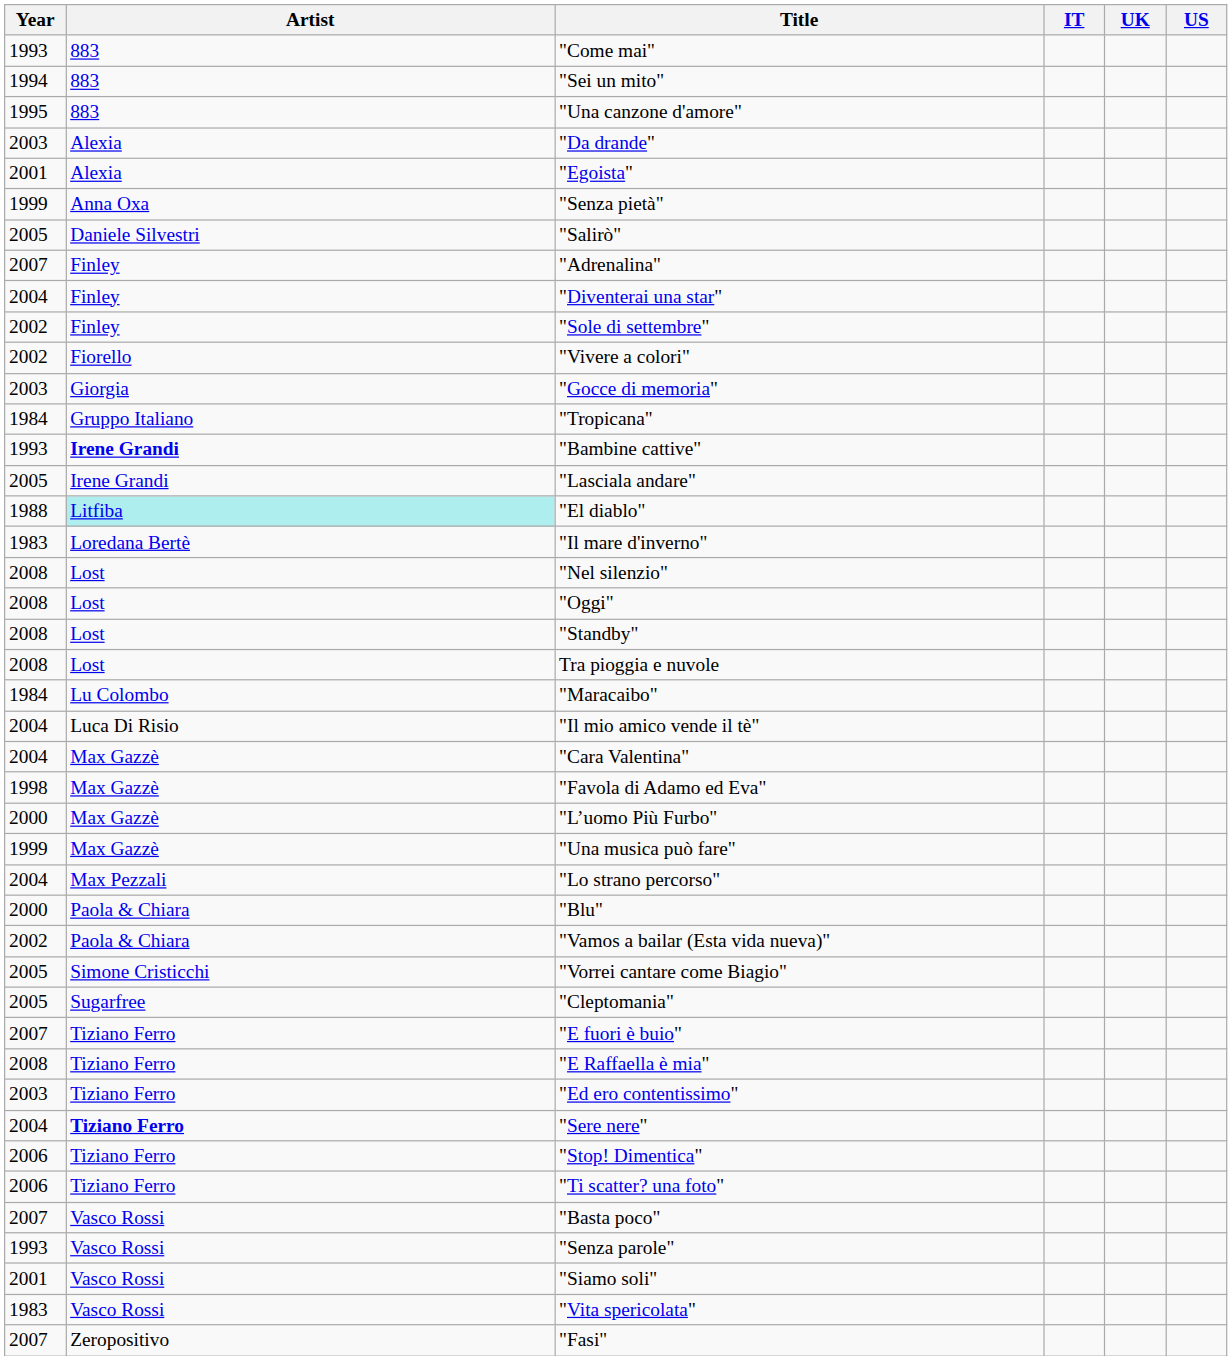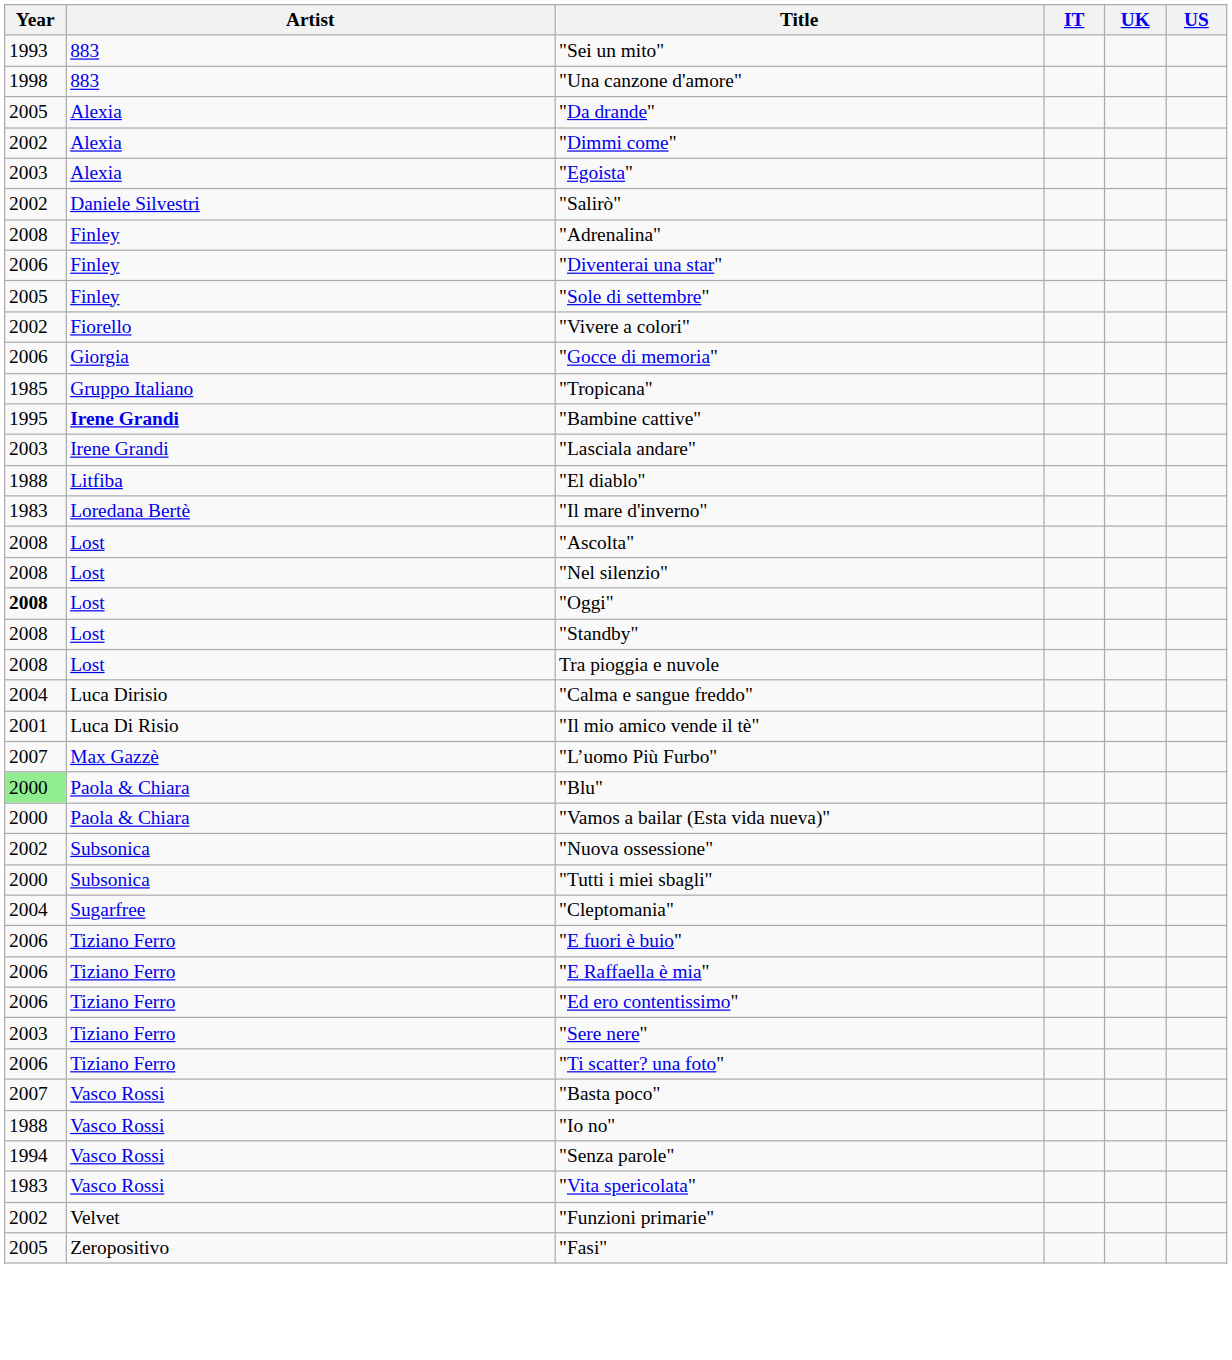- row: (607, 50)
(28, 81) 1994 -> (28, 50) 1993
(28, 111) 1995 -> (28, 81) 1998
(28, 142) 2003 -> (28, 111) 2005
+ row: (618, 142)
(28, 173) 2001 -> (28, 173) 2003
- row: (611, 204)
(28, 234) 2005 -> (28, 204) 2002
(28, 265) 2007 -> (28, 234) 2008
(28, 296) 2004 -> (28, 265) 2006
(28, 326) 2002 -> (28, 296) 2005
(28, 388) 2003 -> (28, 357) 2006
(28, 419) 1984 -> (28, 388) 1985
(28, 449) 1993 -> (28, 419) 1995
(28, 480) 2005 -> (28, 449) 2003
(97, 511) paleturquoise background -> (97, 480) no background
+ row: (597, 541)
(28, 603) normal -> (28, 603) bold
- row: (608, 695)
+ row: (656, 695)
(28, 726) 2004 -> (28, 726) 2001
- row: (624, 756)
- row: (663, 787)
(28, 818) 2000 -> (28, 756) 2007
- row: (647, 848)
- row: (640, 879)
(28, 910) no background -> (28, 787) lightgreen background
(28, 940) 2002 -> (28, 818) 2000
- row: (673, 971)
+ row: (636, 848)
+ row: (636, 879)
(28, 1002) 2005 -> (28, 910) 2004
(28, 1033) 2007 -> (28, 940) 2006
(28, 1063) 2008 -> (28, 971) 2006
(28, 1094) 2003 -> (28, 1002) 2006
(28, 1125) 2004 -> (28, 1033) 2003
(127, 1125) bold -> (123, 1033) normal
- row: (631, 1155)
+ row: (587, 1125)
(28, 1248) 1993 -> (28, 1155) 1994
- row: (608, 1278)
+ row: (637, 1217)
(28, 1340) 2007 -> (28, 1248) 2005
